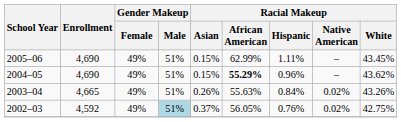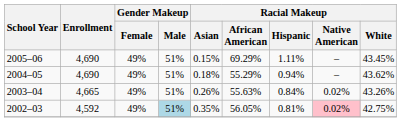(246, 58) 62.99% -> (246, 58) 69.29%
(206, 75) 0.15% -> (206, 75) 0.18%
(246, 75) bold -> (246, 75) normal
(291, 75) 0.96% -> (291, 75) 0.94%
(206, 109) 0.37% -> (206, 109) 0.35%
(291, 109) 0.76% -> (291, 109) 0.81%
(337, 109) no background -> (337, 109) pink background
